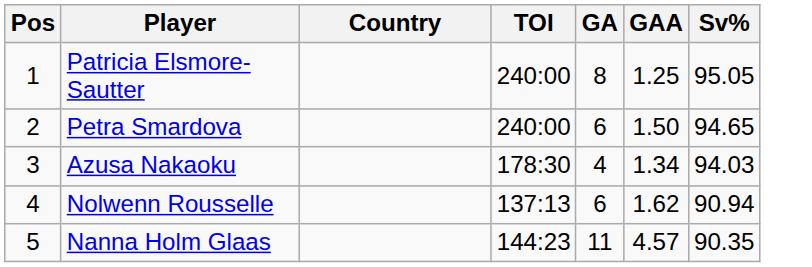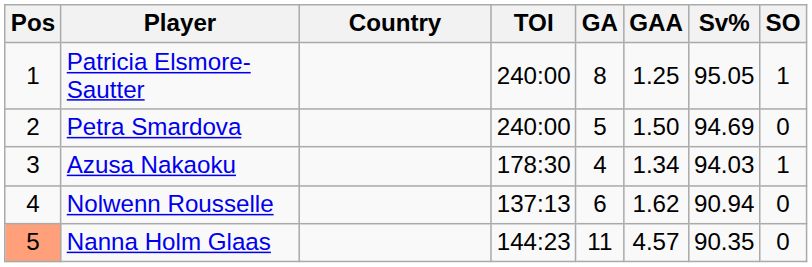+ column: (783, 23)
(600, 127) 6 -> (600, 127) 5
(724, 127) 94.65 -> (724, 127) 94.69
(33, 242) no background -> (33, 242) lightsalmon background
